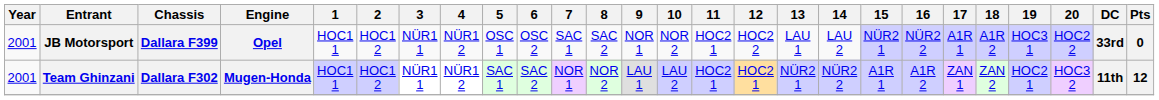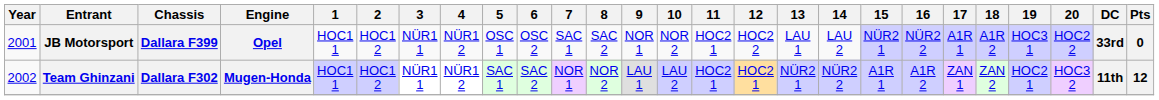(22, 77) 2001 -> (22, 77) 2002
